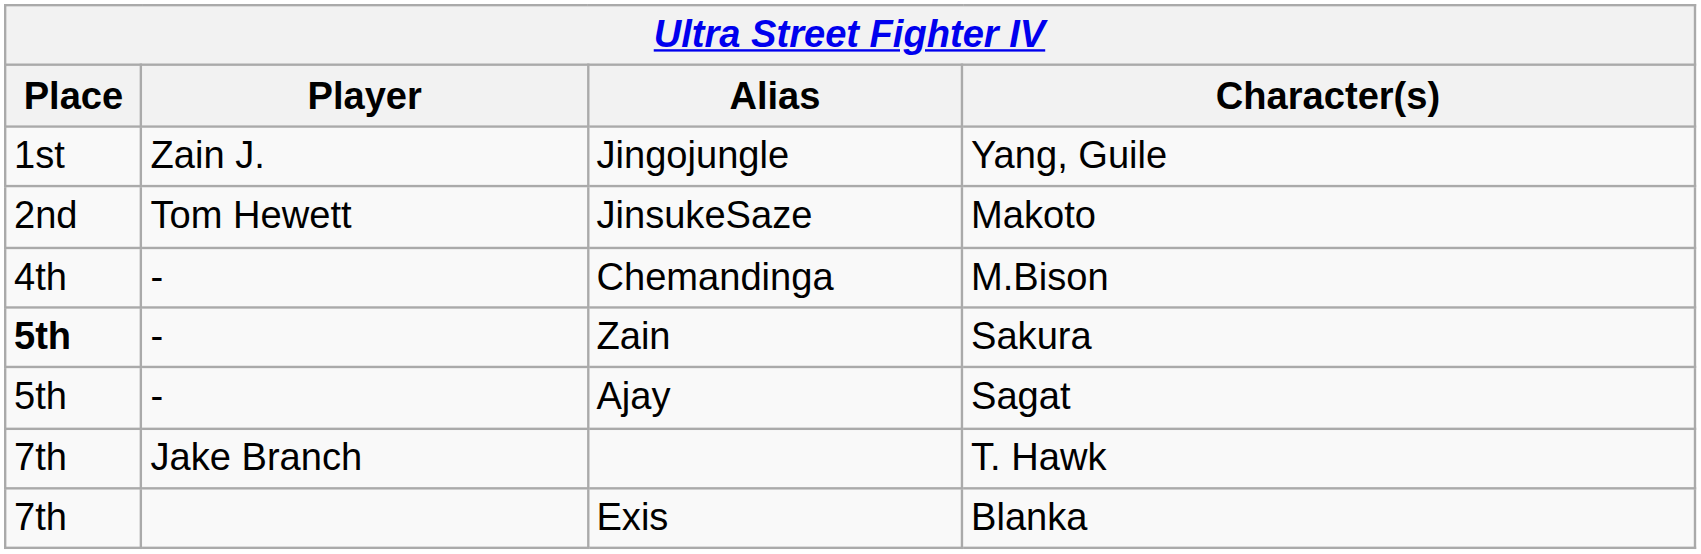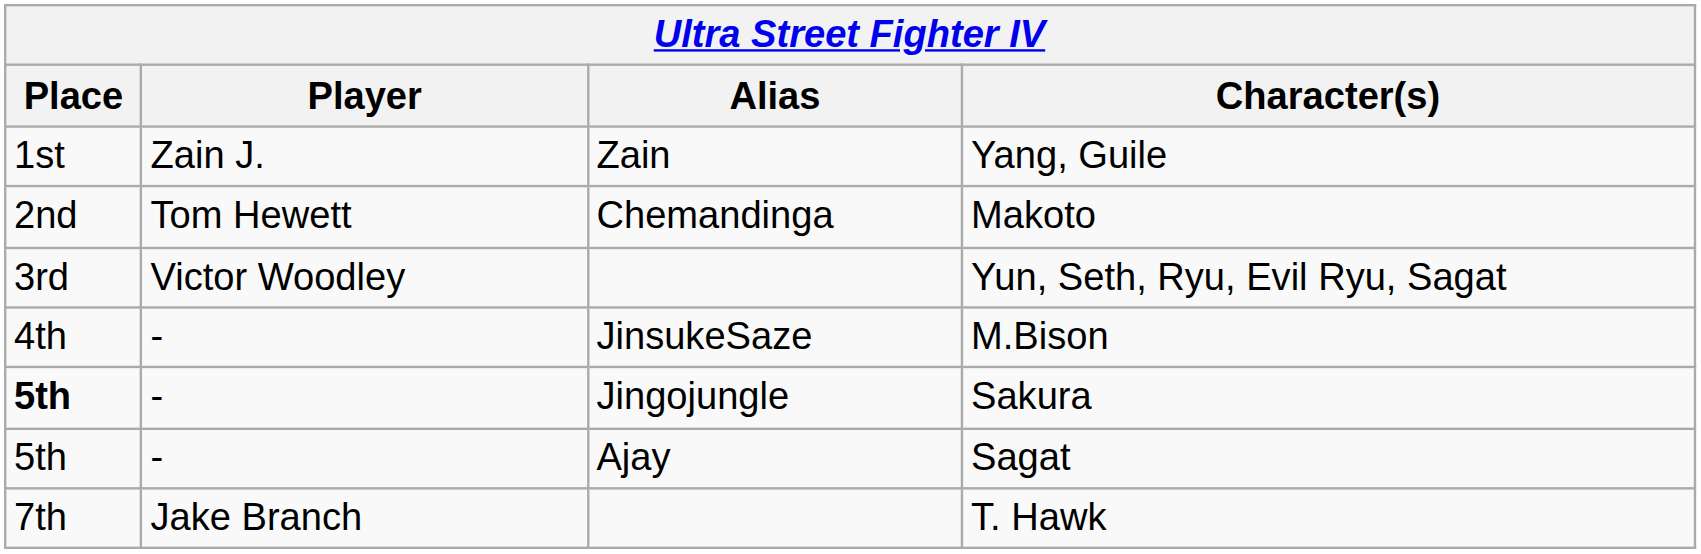(693, 155) Jingojungle -> (634, 155) Zain
(704, 215) JinsukeSaze -> (715, 215) Chemandinga
+ row: (1239, 276)
(715, 276) Chemandinga -> (704, 336) JinsukeSaze
(634, 336) Zain -> (693, 397) Jingojungle
- row: (1029, 517)
